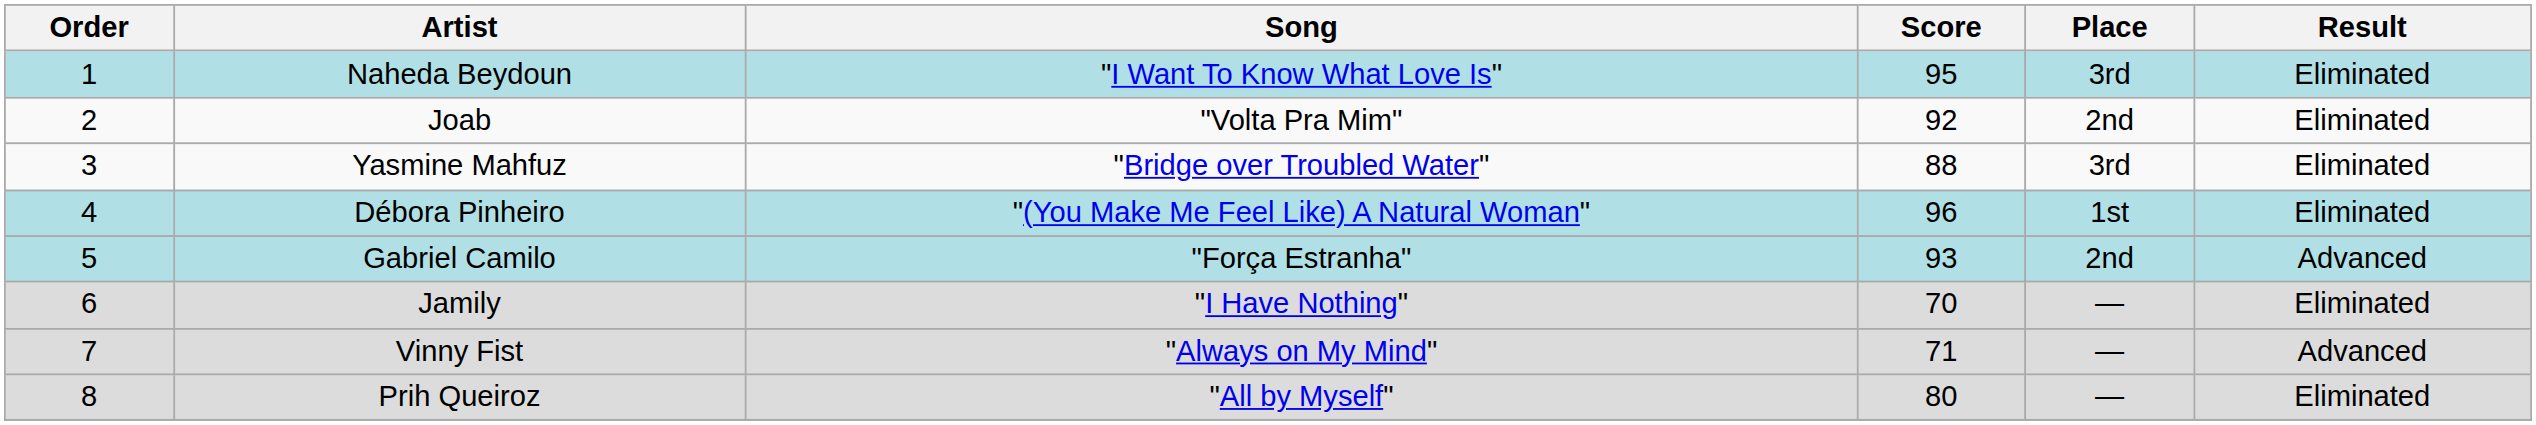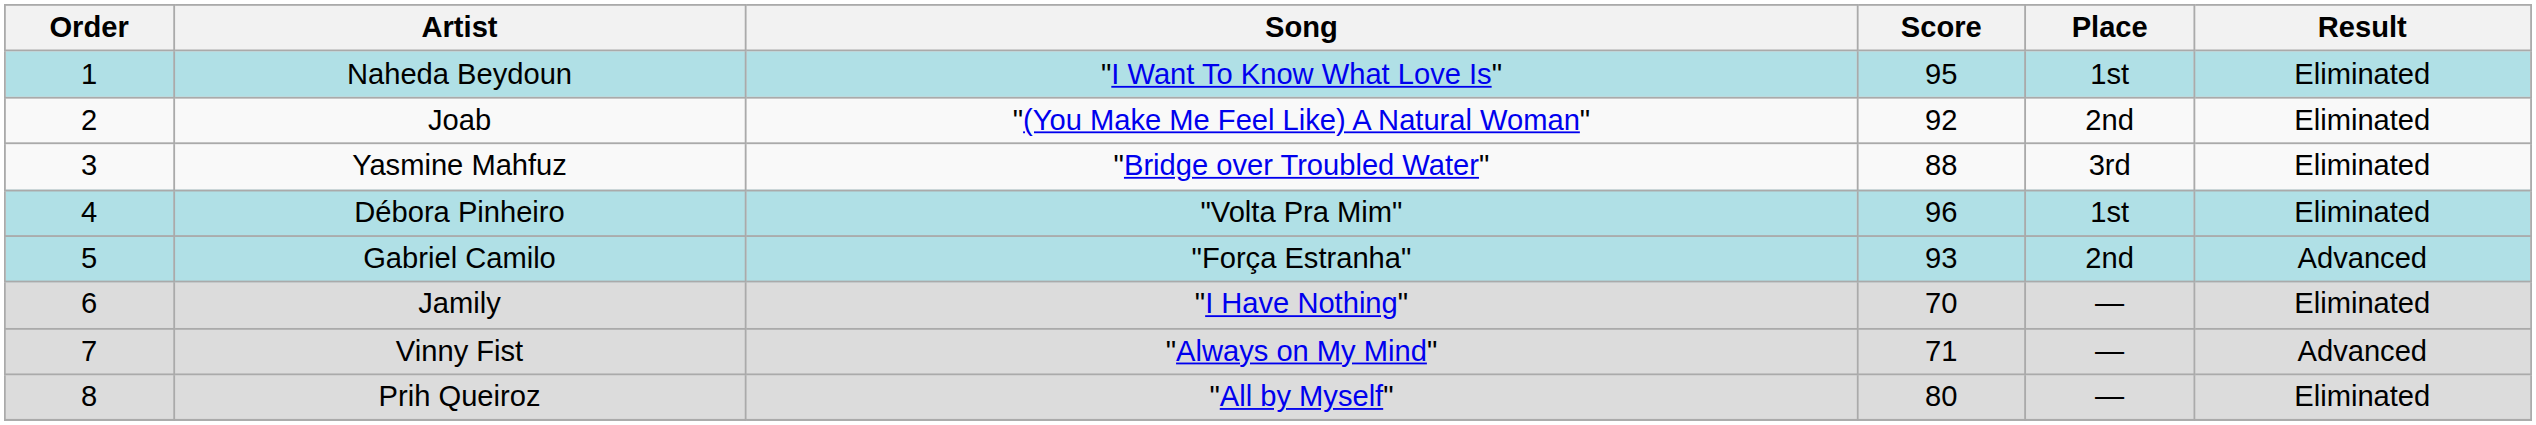(2110, 73) 3rd -> (2110, 73) 1st
(1301, 119) "Volta Pra Mim" -> (1301, 119) "(You Make Me Feel Like) A Natural Woman"
(1301, 212) "(You Make Me Feel Like) A Natural Woman" -> (1301, 212) "Volta Pra Mim"
